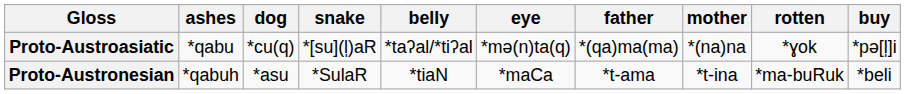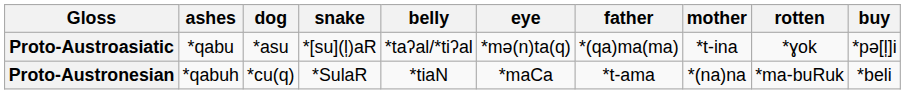(271, 46) *cu(q) -> (271, 46) *asu
(717, 46) *(na)na -> (717, 46) *t-ina
(271, 74) *asu -> (271, 74) *cu(q)
(717, 74) *t-ina -> (717, 74) *(na)na
